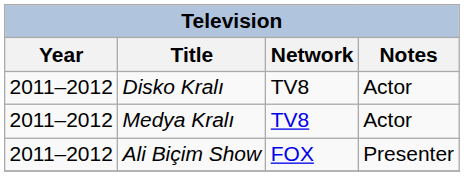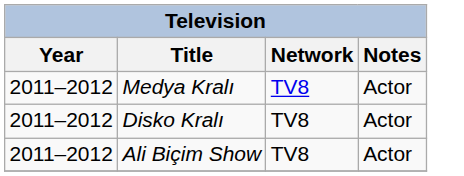rows swapped: (178, 120) <-> (173, 87)
(292, 154) FOX -> (290, 154) TV8
(409, 154) Presenter -> (388, 154) Actor
